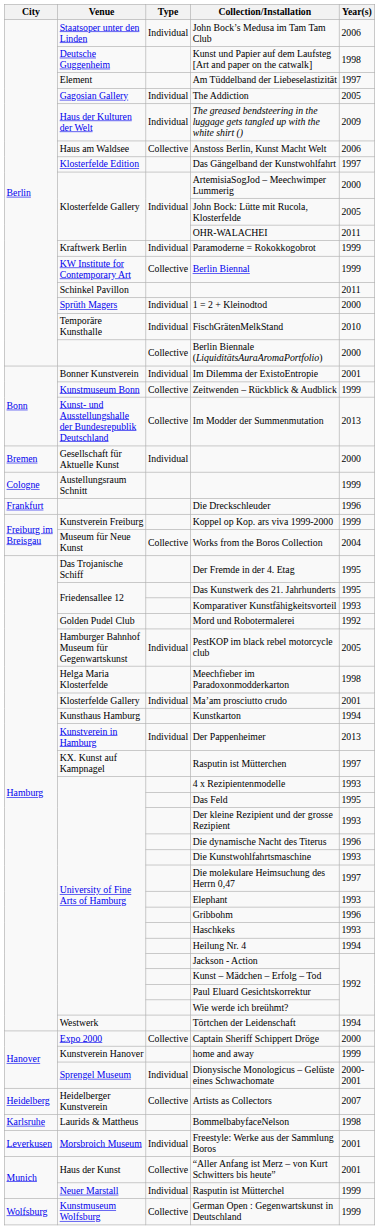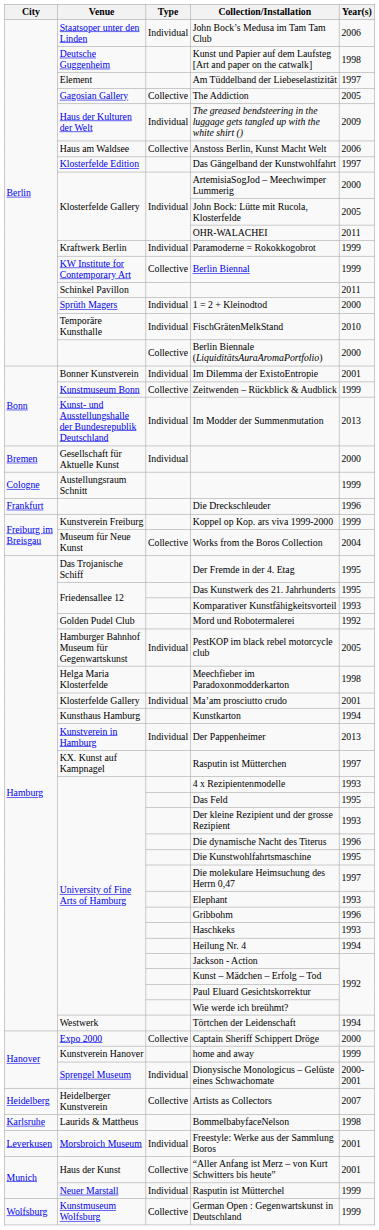(168, 96) Individual -> (168, 96) Collective
(168, 421) Collective -> (168, 421) Individual
(351, 857) 1993 -> (351, 857) 1995
